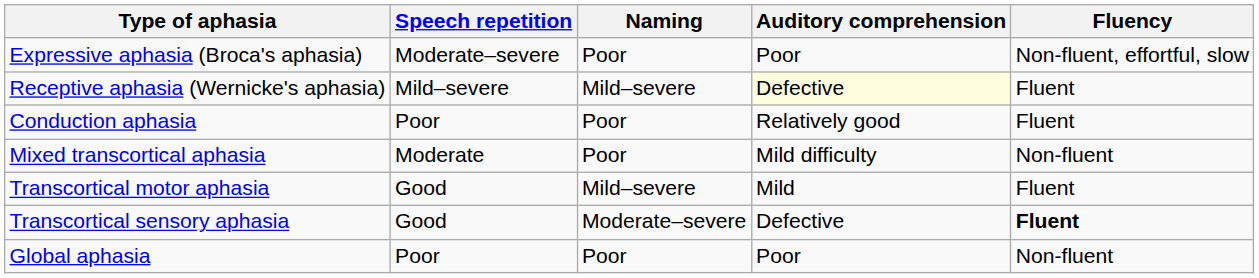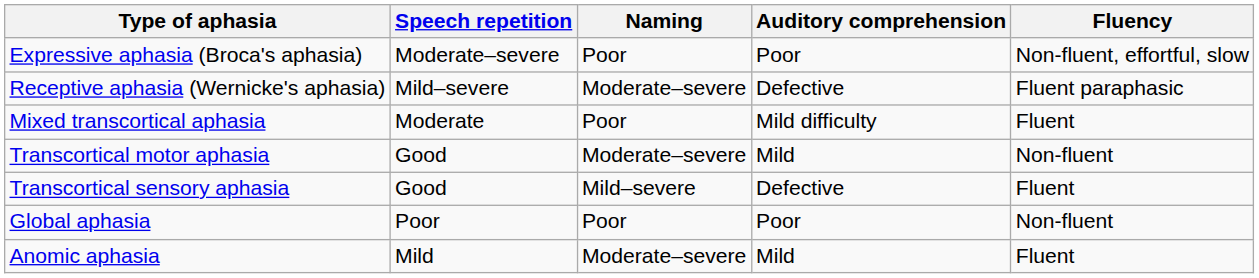(639, 88) Mild–severe -> (664, 88) Moderate–severe
(800, 88) lightyellow background -> (800, 88) no background
(1045, 88) Fluent -> (1100, 88) Fluent paraphasic
- row: (103, 121)
(1065, 155) Non-fluent -> (1045, 121) Fluent
(639, 188) Mild–severe -> (664, 155) Moderate–severe
(1045, 188) Fluent -> (1065, 155) Non-fluent
(664, 222) Moderate–severe -> (639, 188) Mild–severe
(1047, 222) bold -> (1045, 188) normal
+ row: (85, 255)
